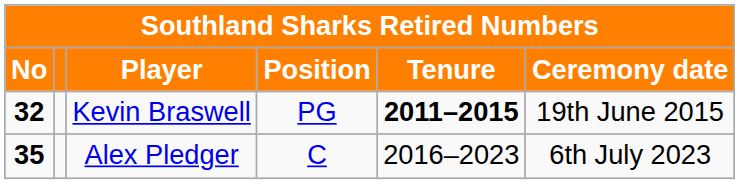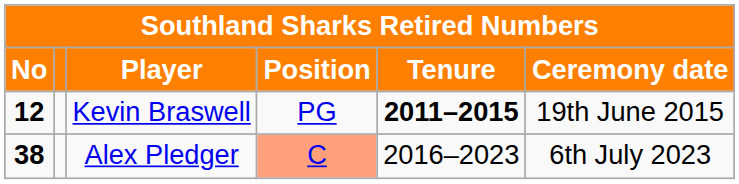(29, 112) 32 -> (29, 112) 12
(29, 155) 35 -> (29, 155) 38
(317, 155) no background -> (317, 155) lightsalmon background
